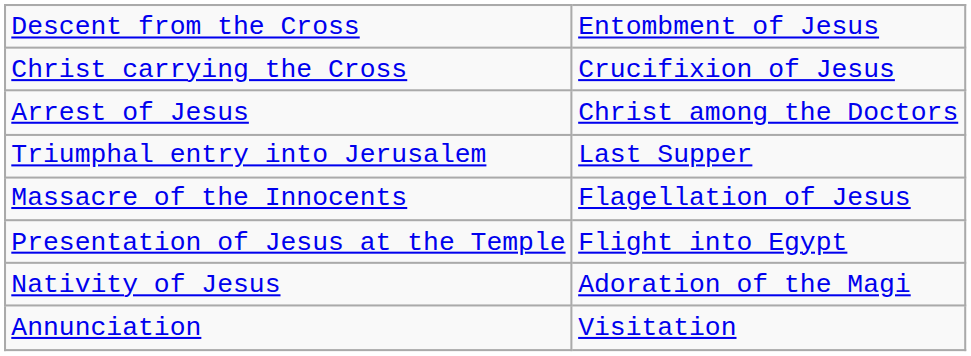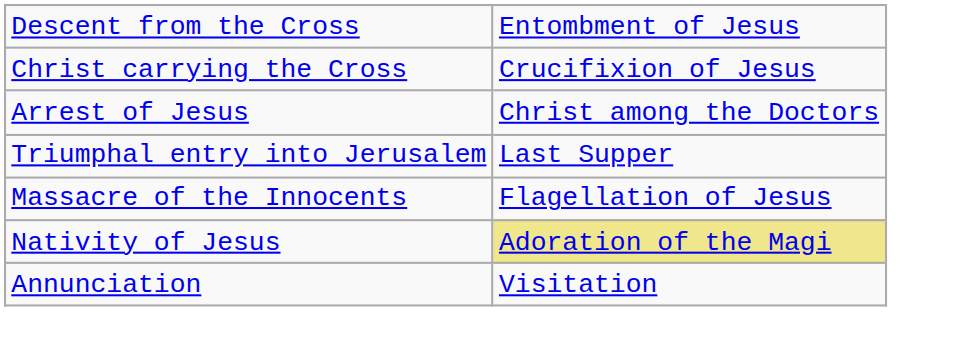- row: (288, 242)
(744, 285) no background -> (665, 242) khaki background
